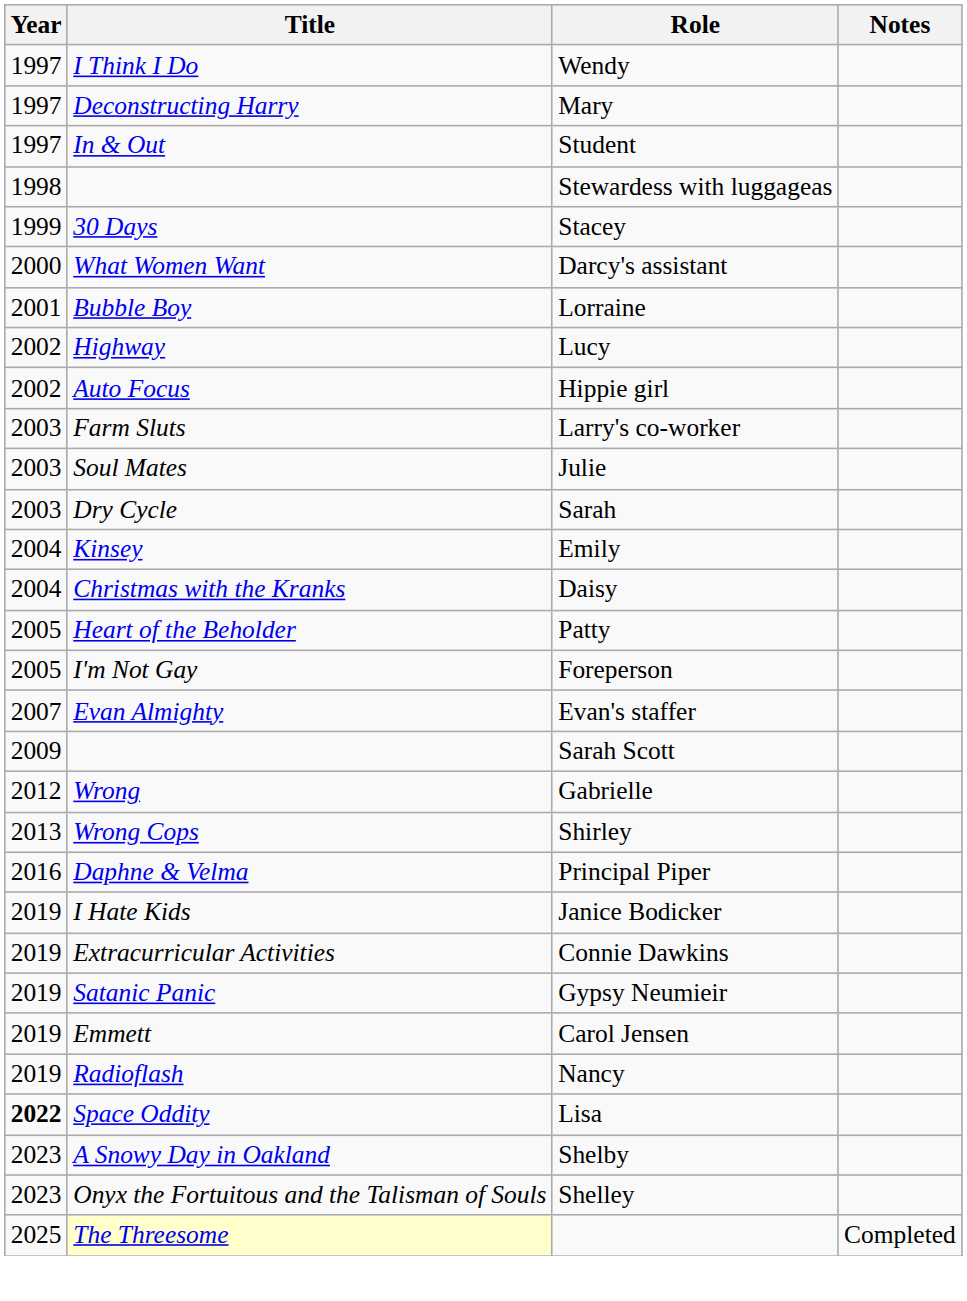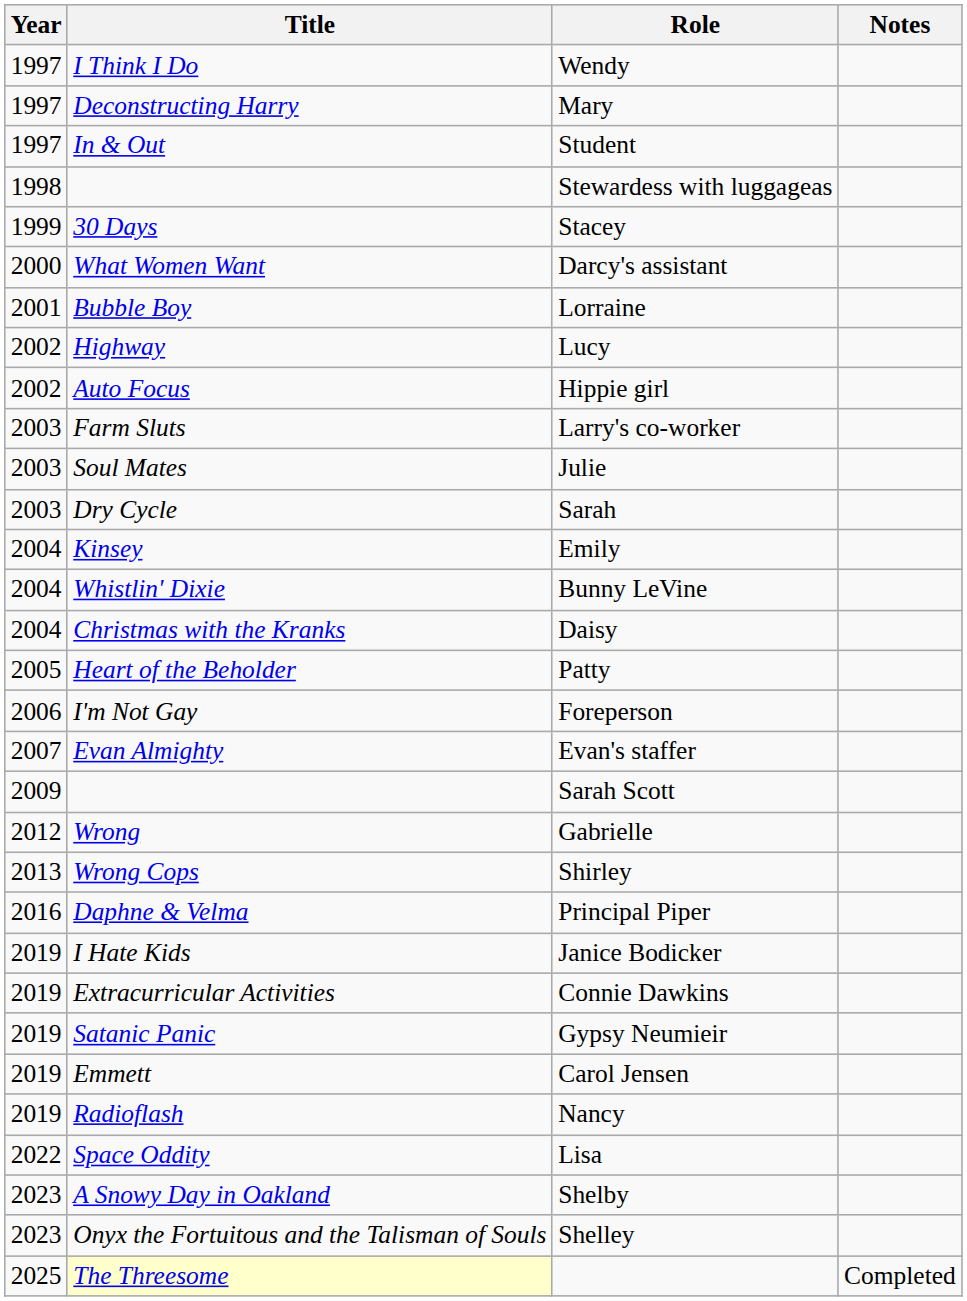+ row: (633, 589)
(36, 670) 2005 -> (36, 710) 2006
(36, 1114) bold -> (36, 1154) normal
